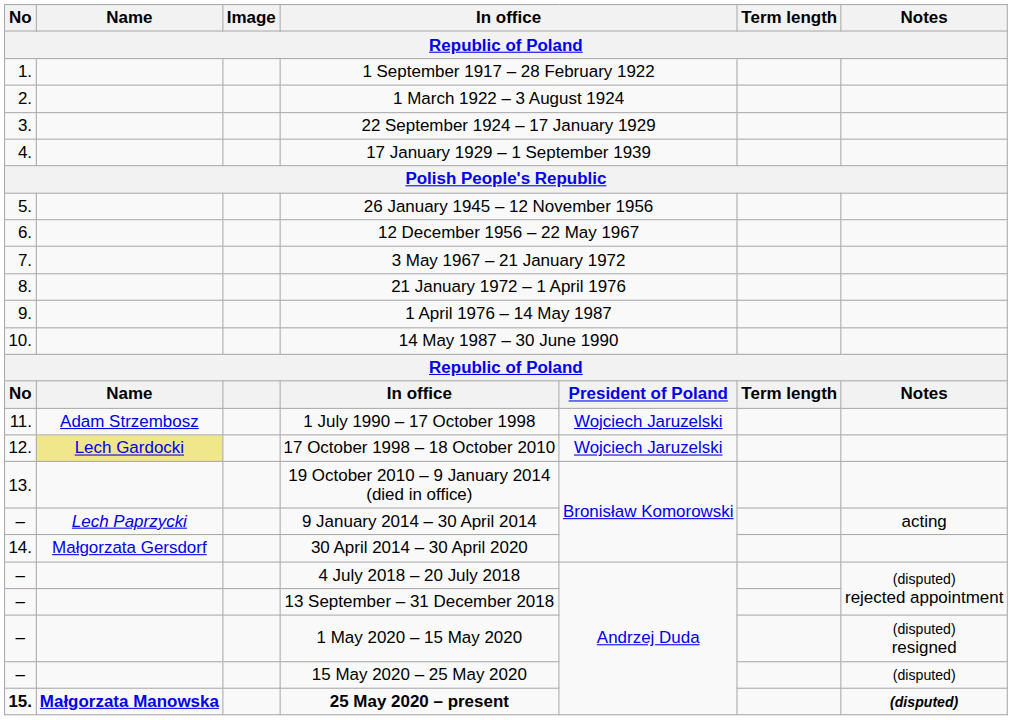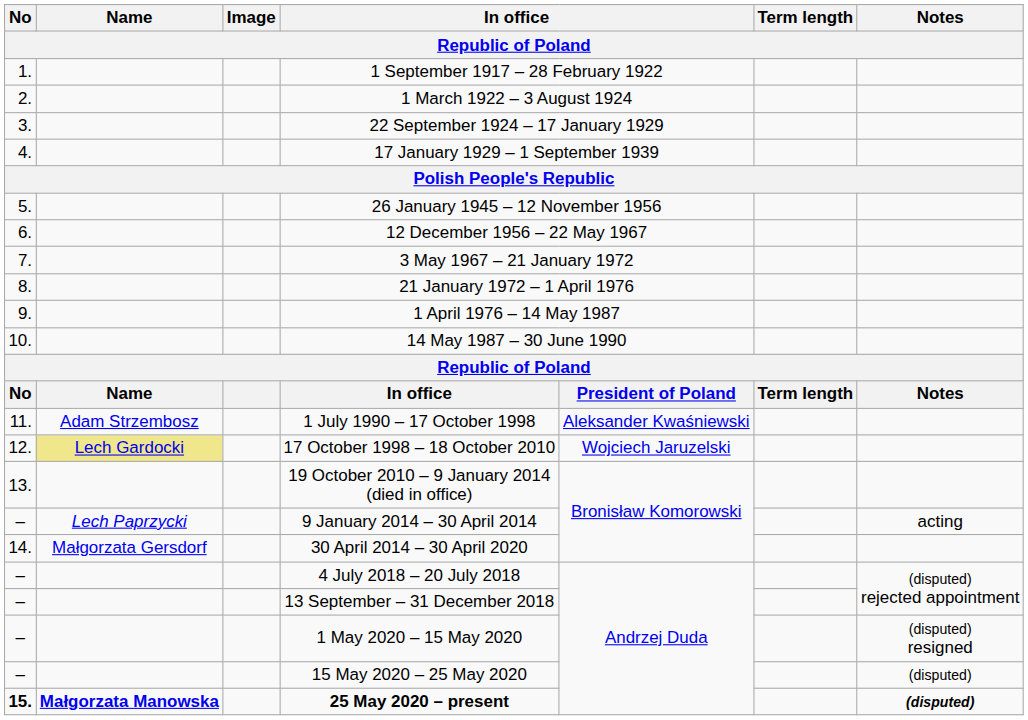(648, 421) Wojciech Jaruzelski -> (656, 421) Aleksander Kwaśniewski
